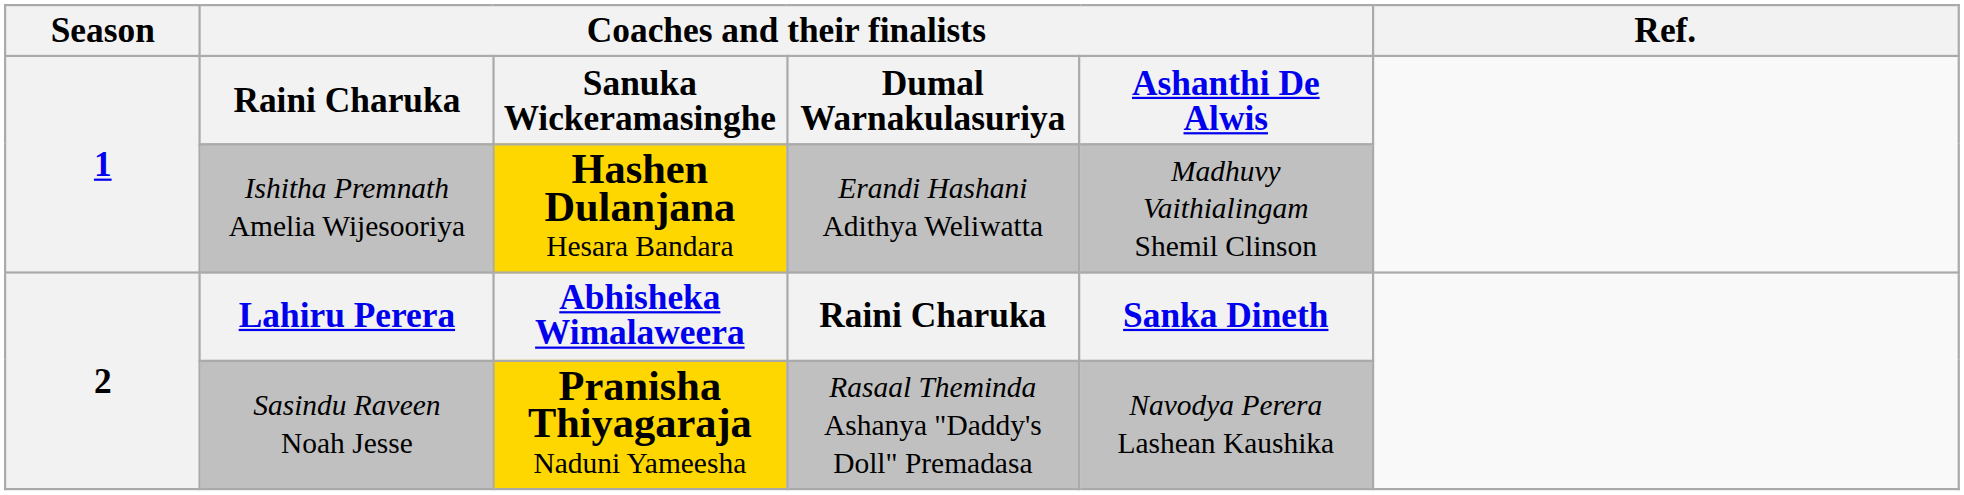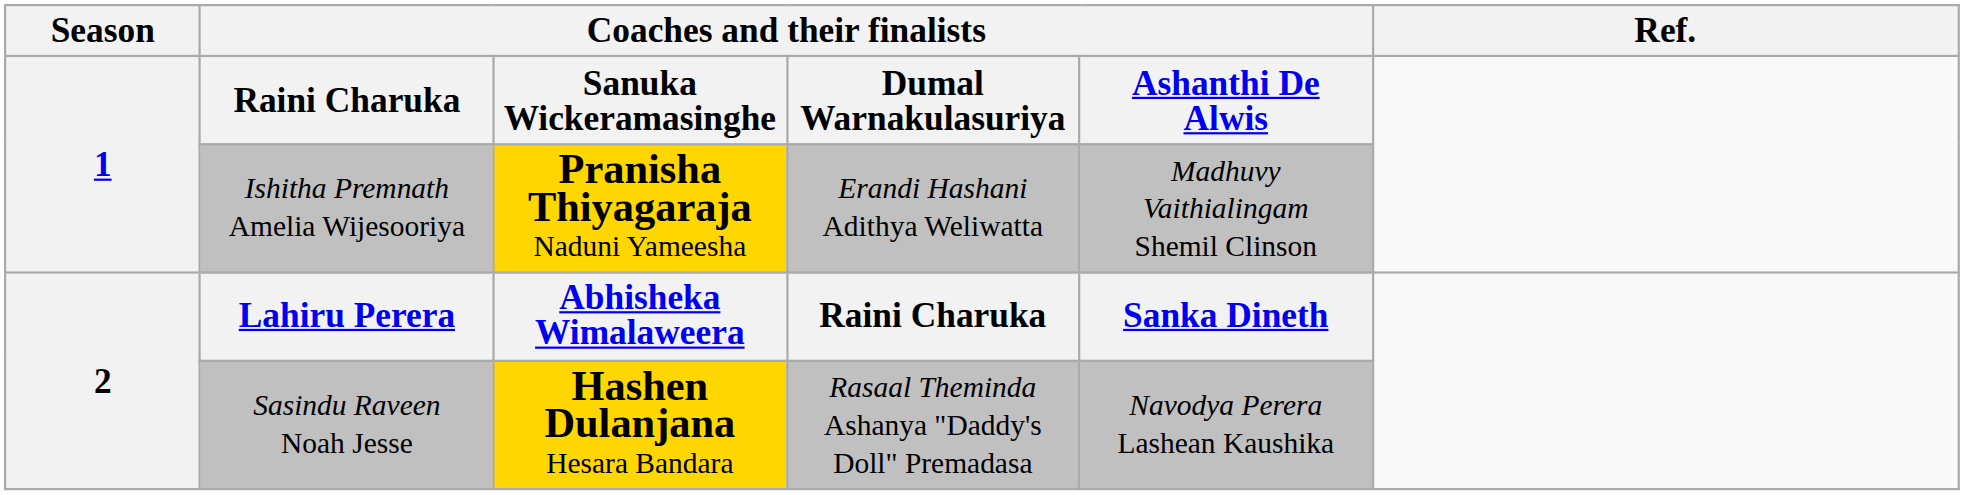(640, 204) Hashen Dulanjana Hesara Bandara -> (640, 204) Pranisha Thiyagaraja Naduni Yameesha
(640, 420) Pranisha Thiyagaraja Naduni Yameesha -> (640, 420) Hashen Dulanjana Hesara Bandara
